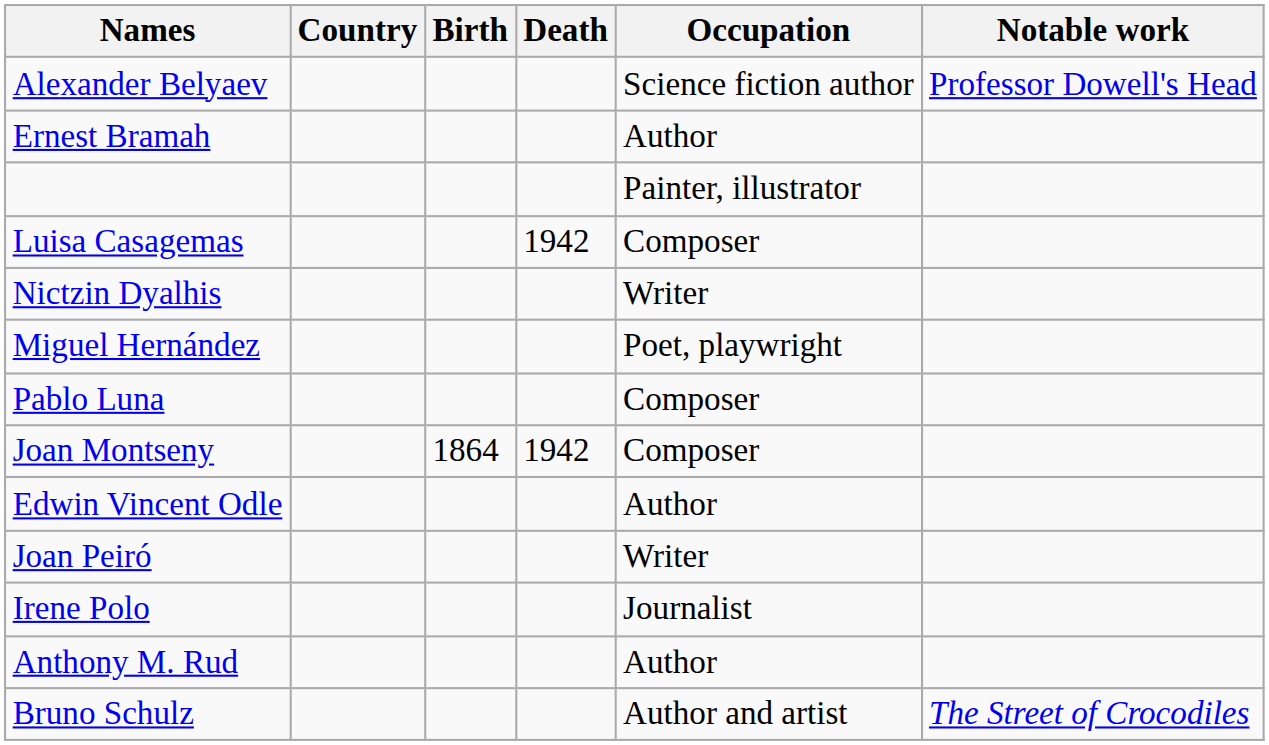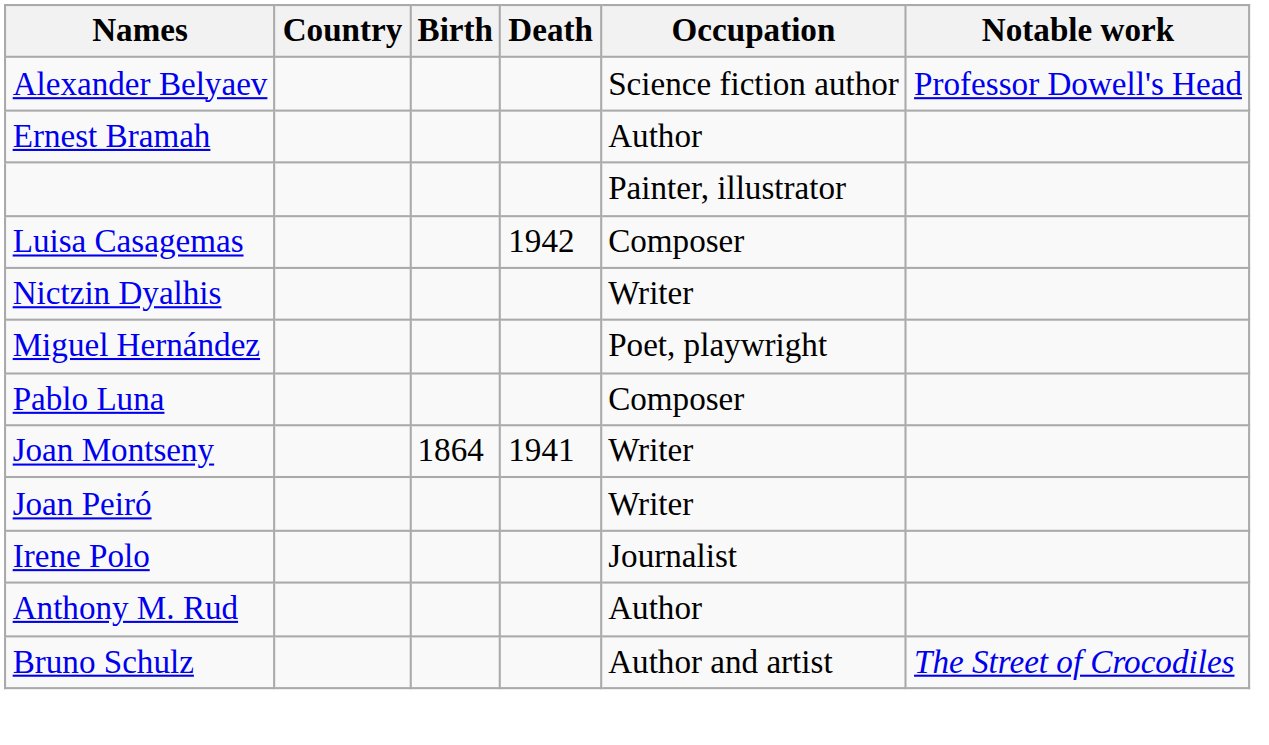(556, 450) 1942 -> (541, 450) 1941
(691, 450) Composer -> (651, 450) Writer
- row: (148, 503)
